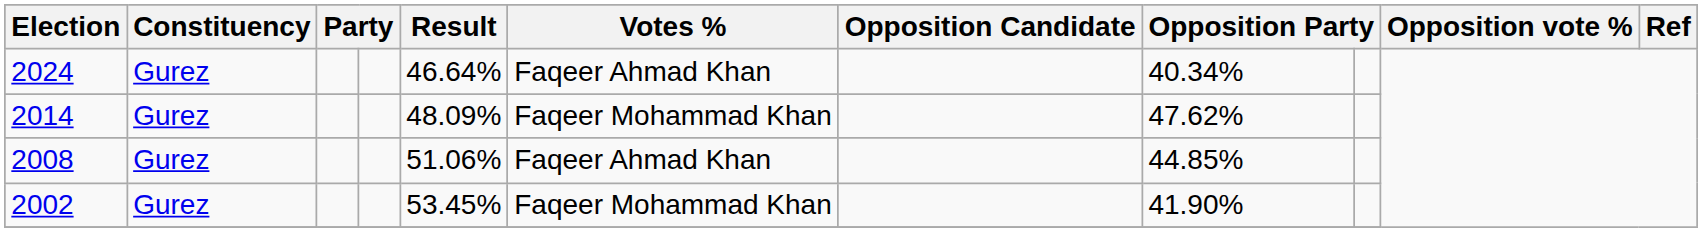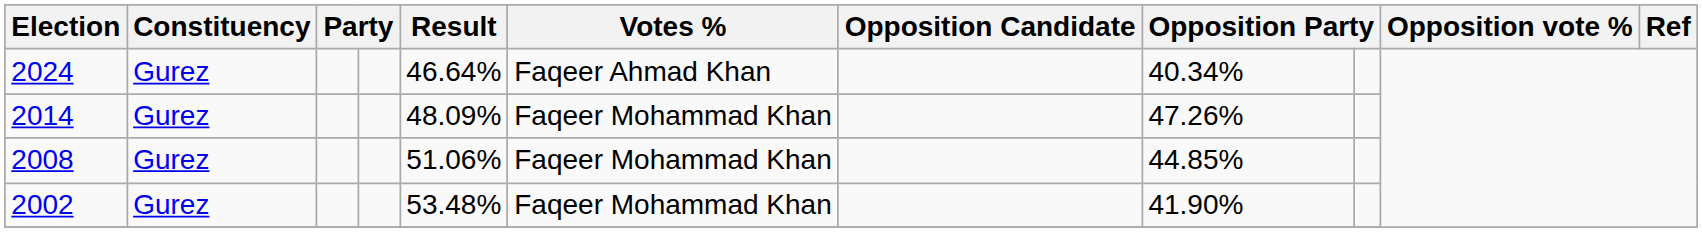(1196, 115) 47.62% -> (1196, 115) 47.26%
(643, 159) Faqeer Ahmad Khan -> (673, 159) Faqeer Mohammad Khan
(454, 204) 53.45% -> (454, 204) 53.48%
